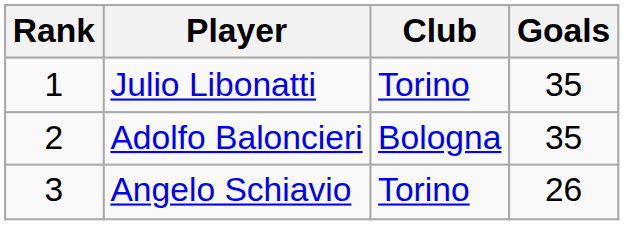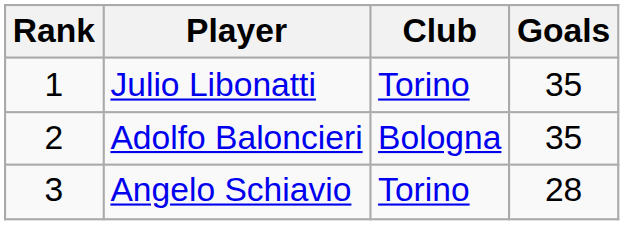(564, 191) 26 -> (564, 191) 28
